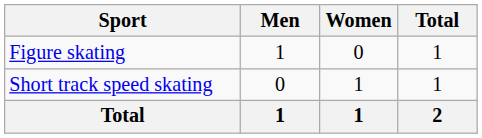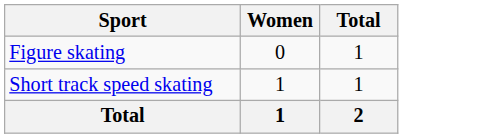- column: (280, 20)
